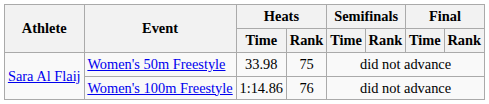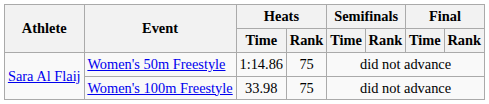(261, 64) 33.98 -> (261, 64) 1:14.86
(261, 88) 1:14.86 -> (261, 88) 33.98
(307, 88) 76 -> (307, 88) 75
